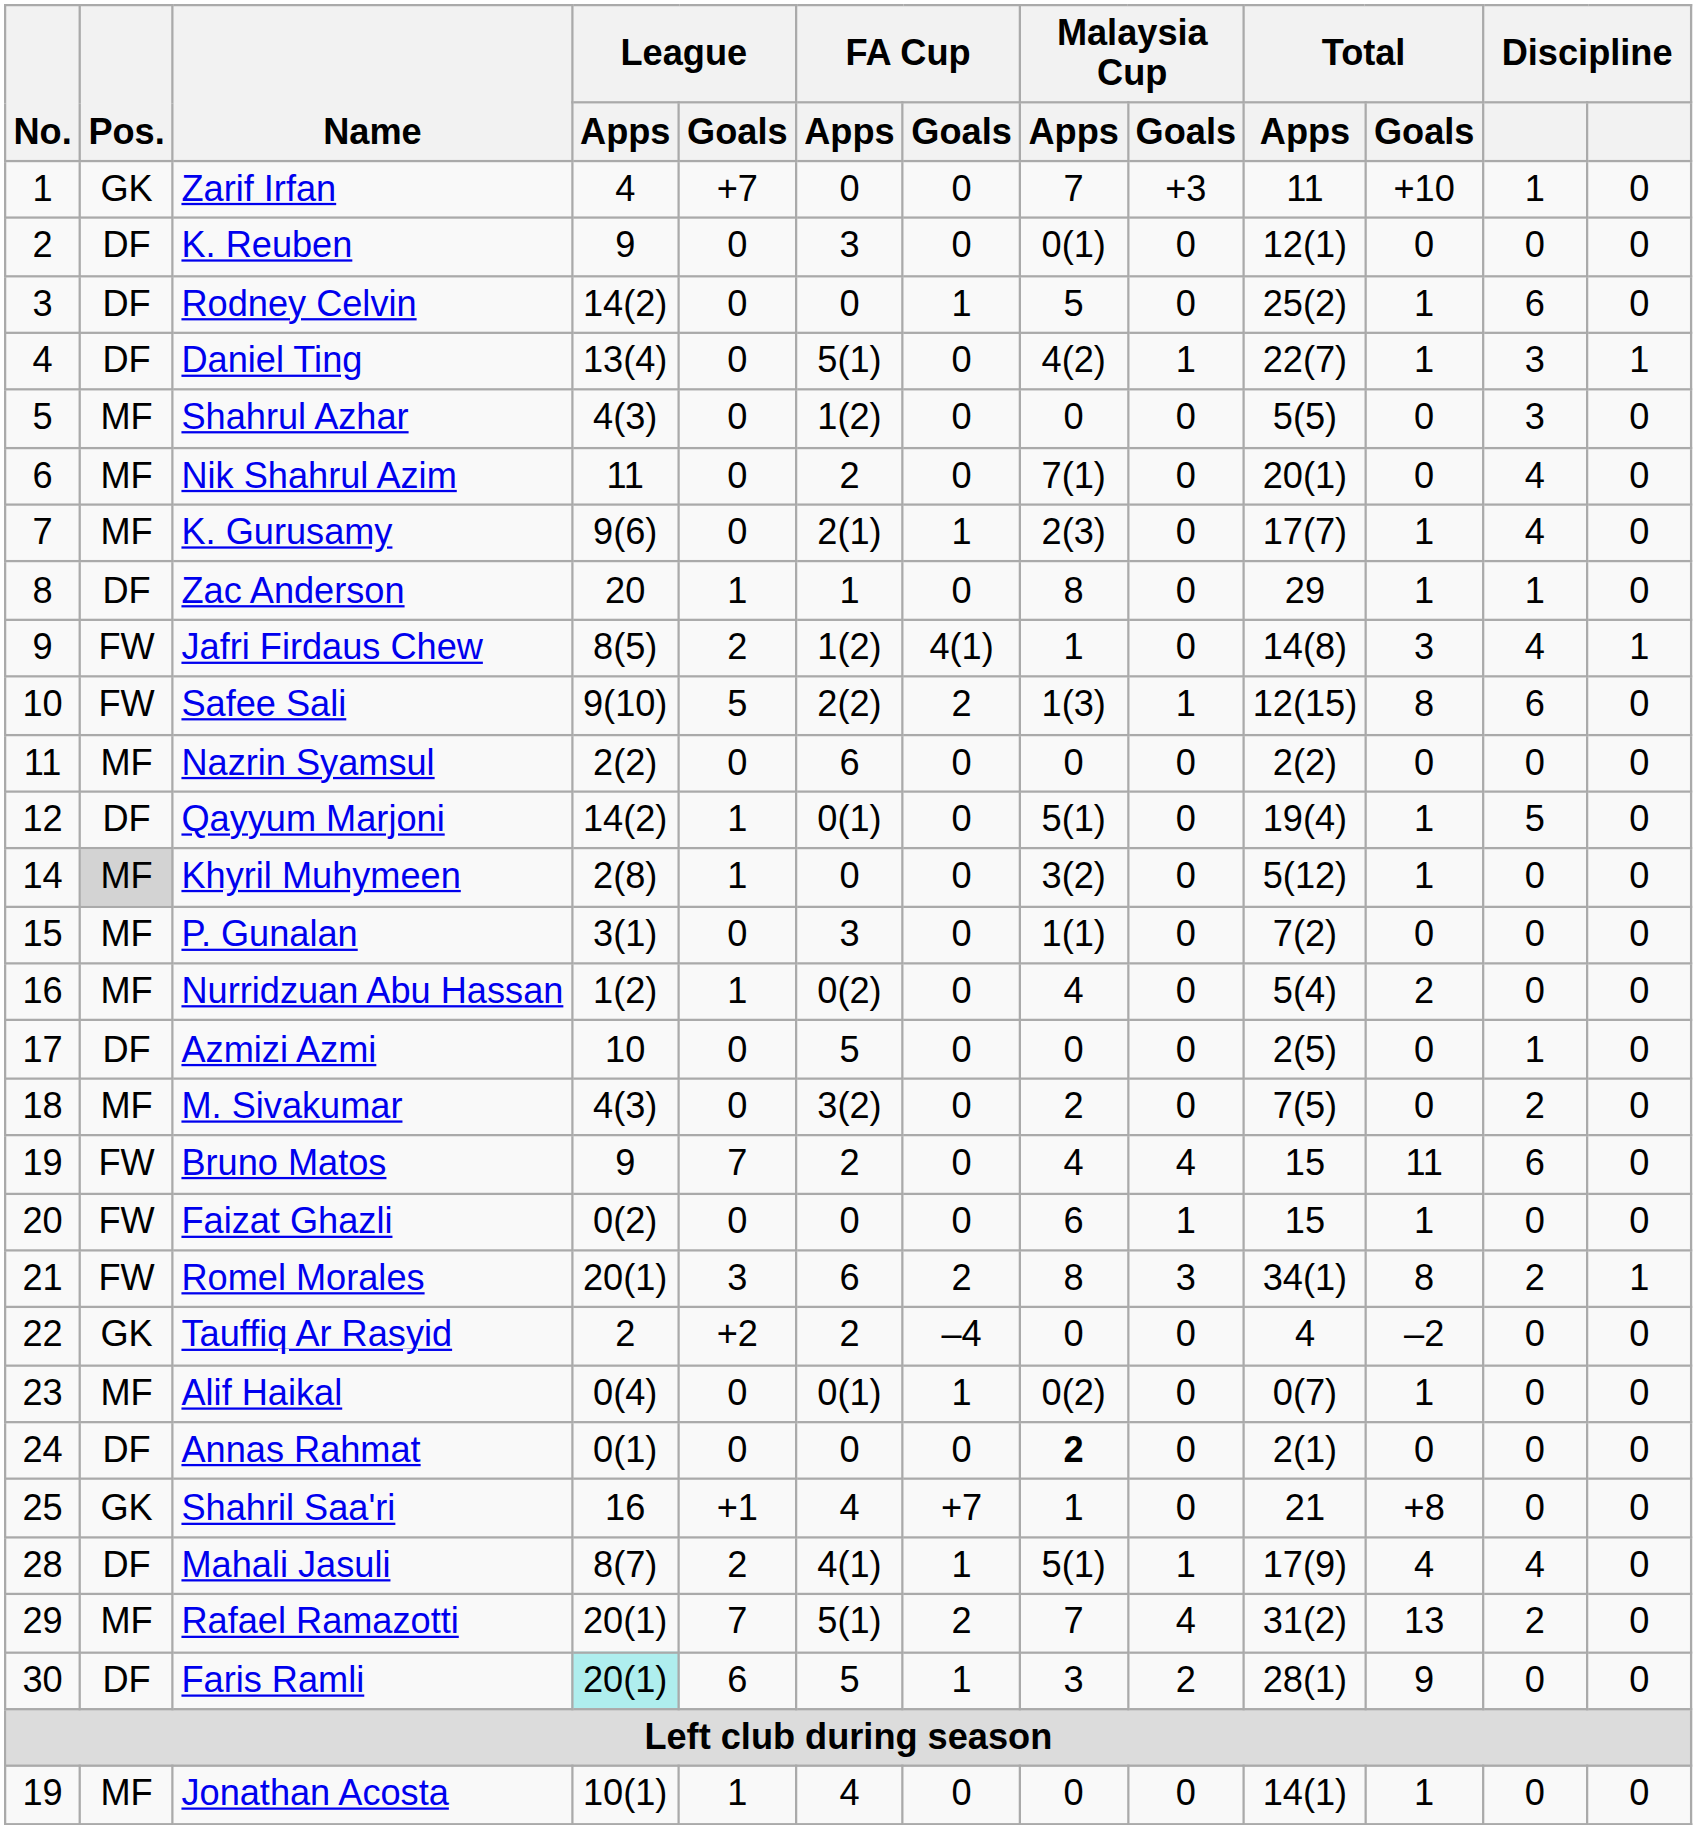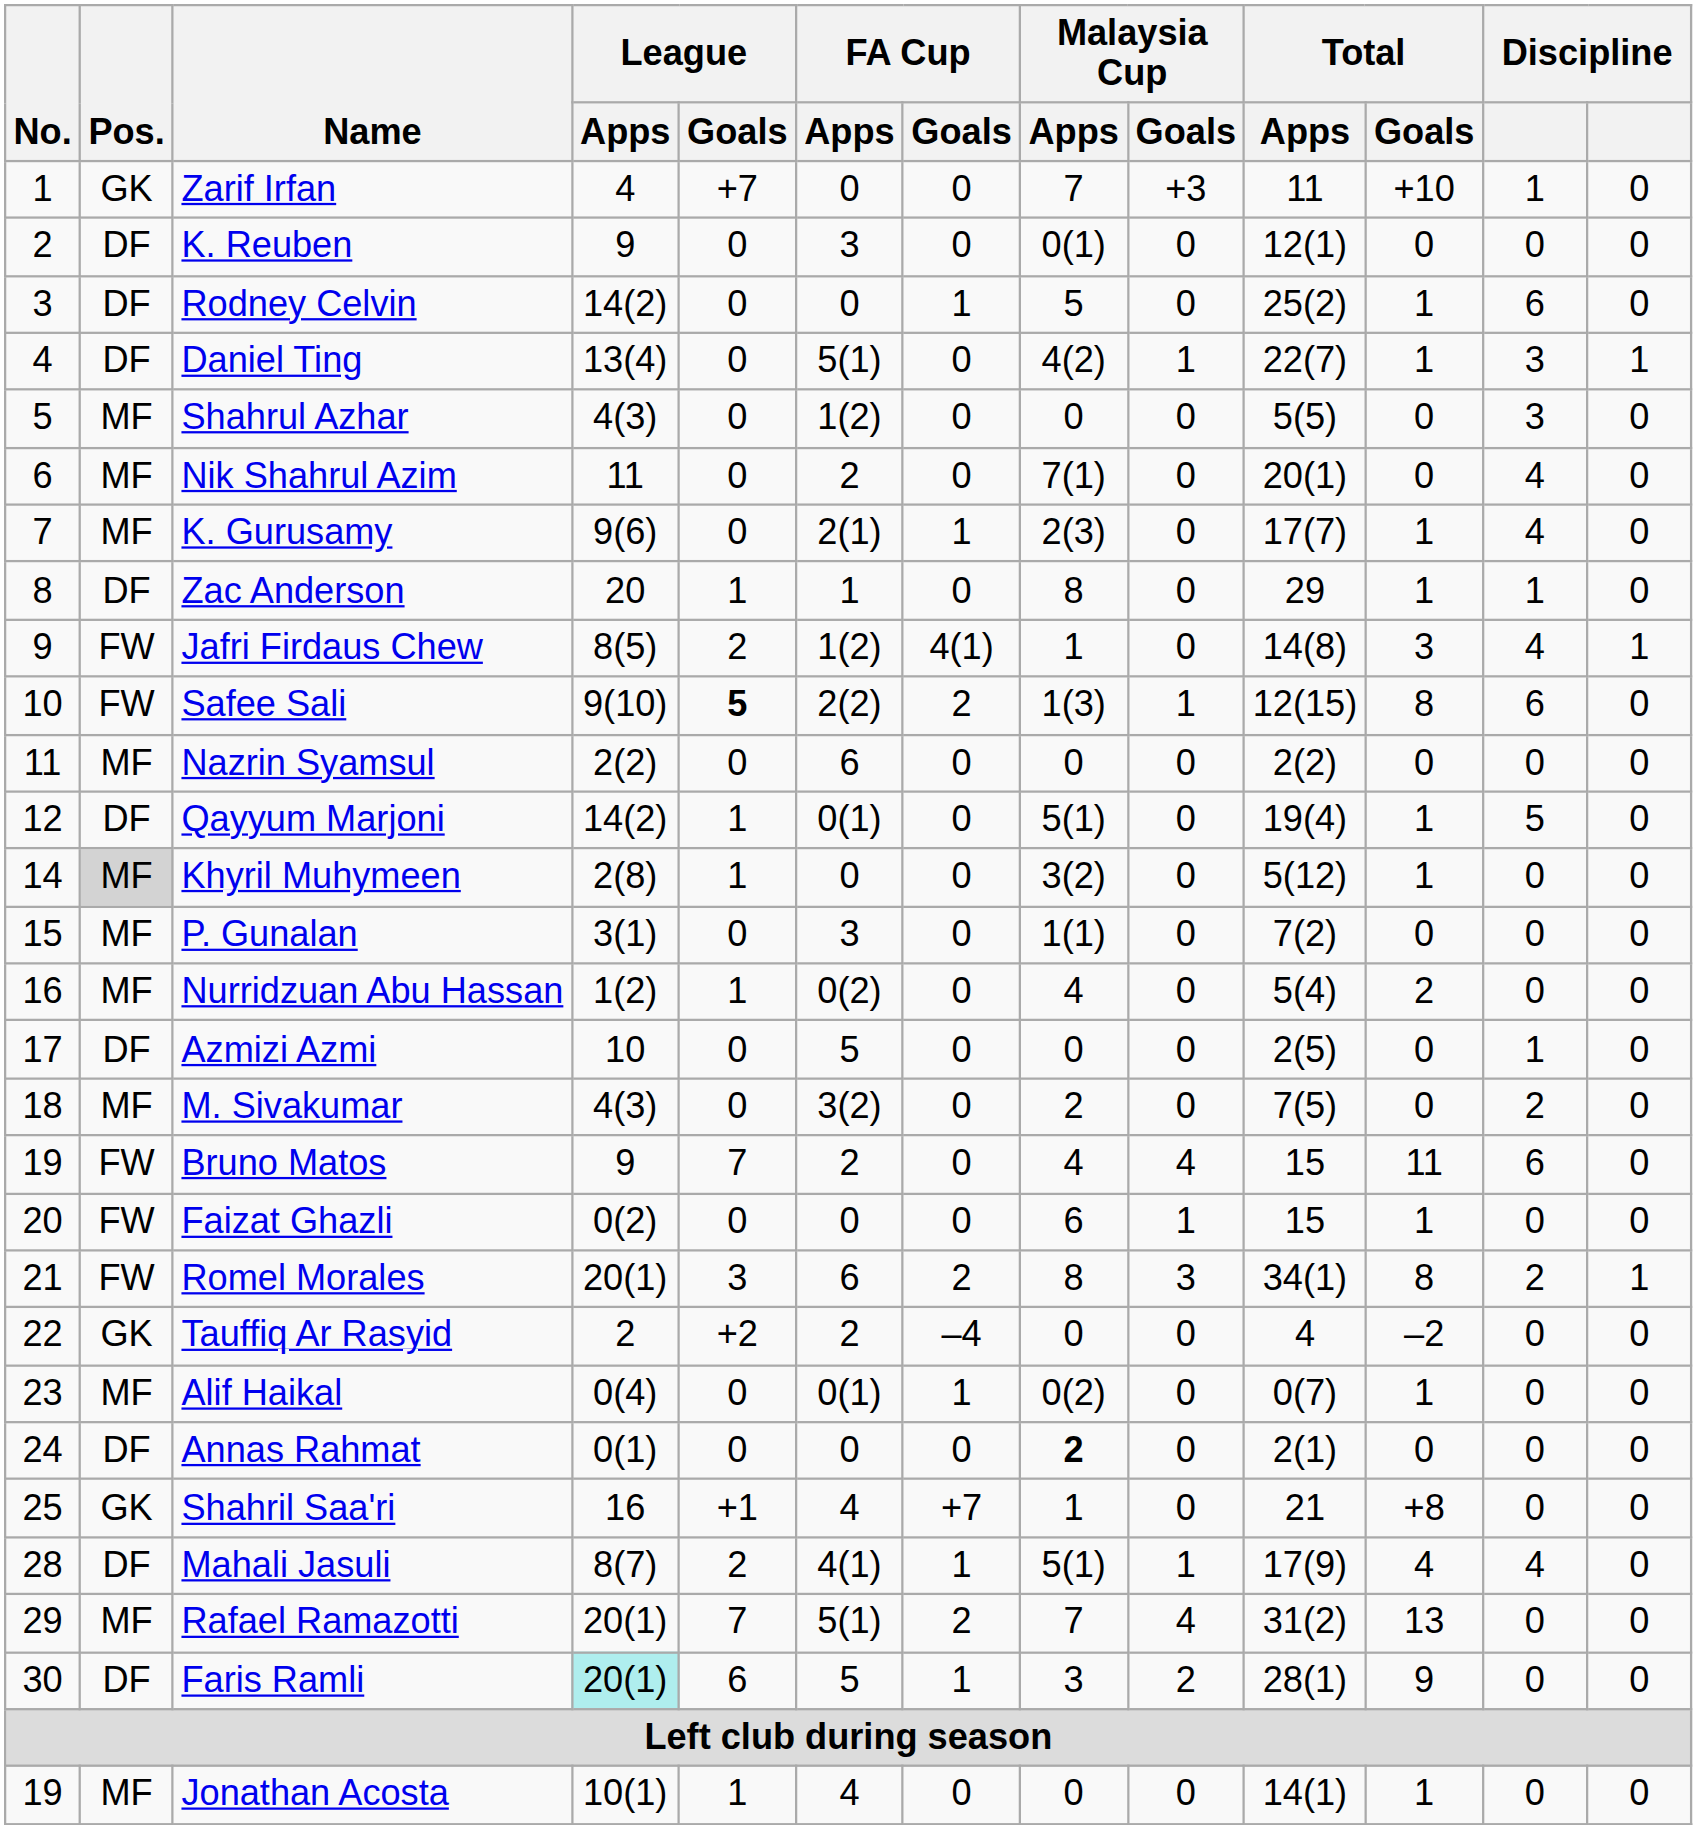(737, 704) normal -> (737, 704) bold
(1535, 1622) 2 -> (1535, 1622) 0
